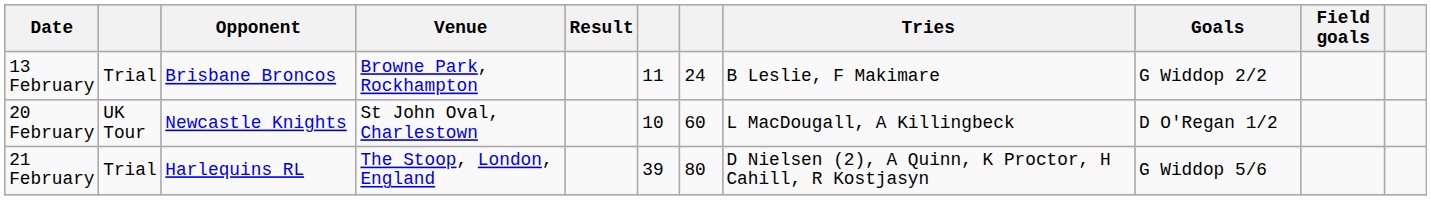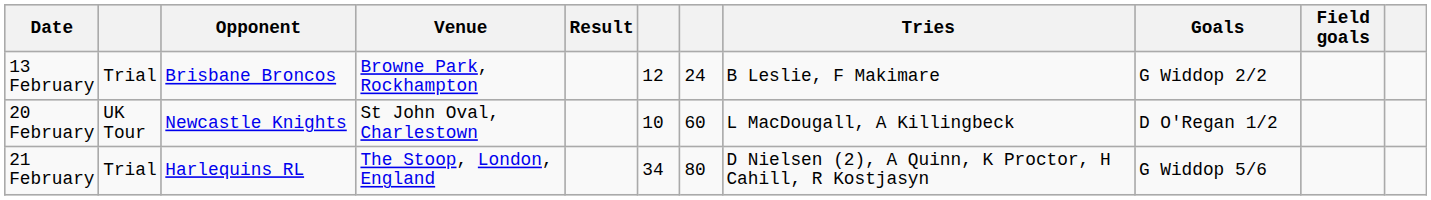(653, 76) 11 -> (653, 76) 12
(653, 171) 39 -> (653, 171) 34
